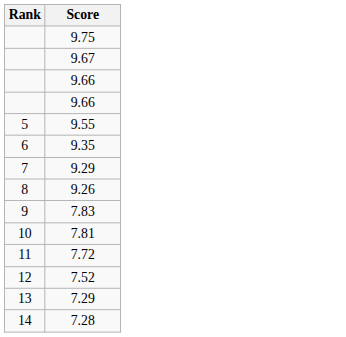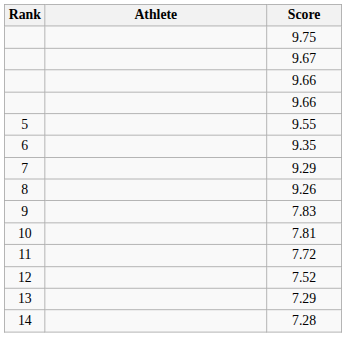+ column: (156, 15)
